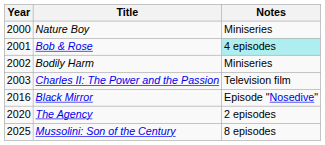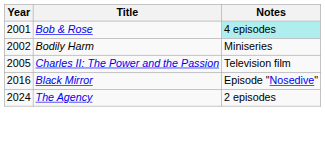- row: (62, 30)
(19, 81) 2003 -> (19, 64) 2005
(19, 115) 2020 -> (19, 98) 2024
- row: (106, 132)
